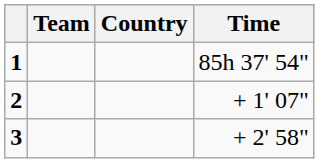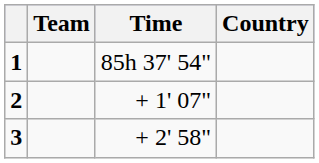columns swapped: (144, 23) <-> (254, 23)
